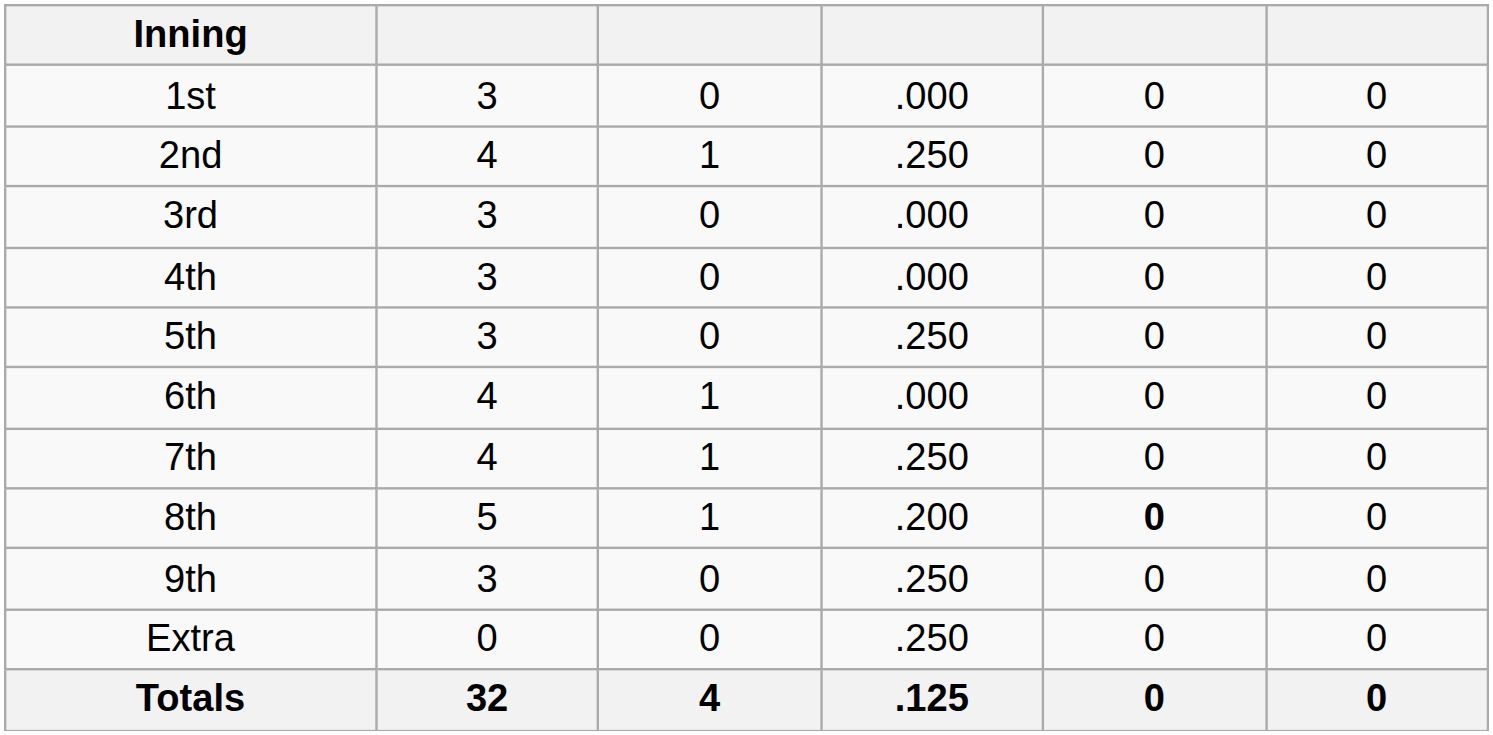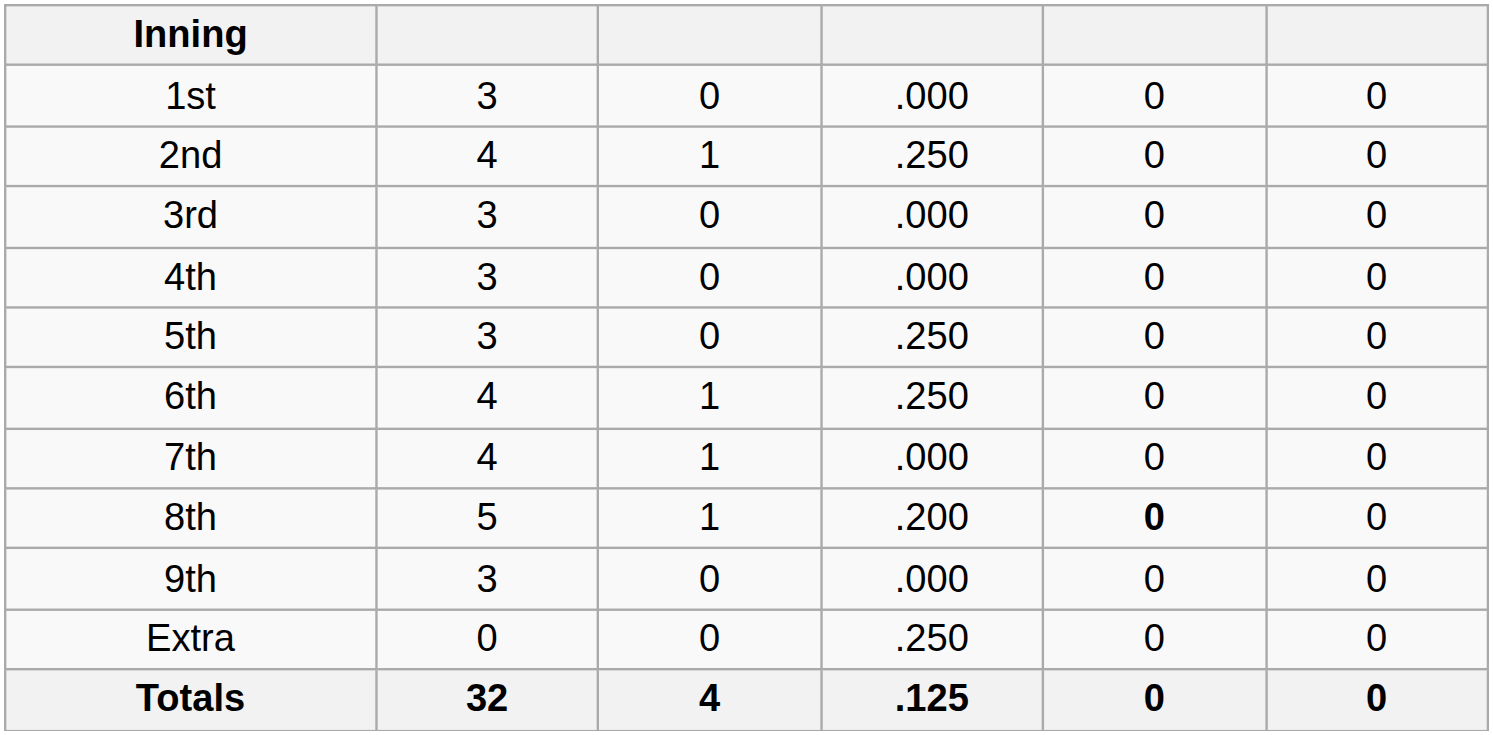(932, 397) .000 -> (932, 397) .250
(932, 457) .250 -> (932, 457) .000
(932, 578) .250 -> (932, 578) .000
